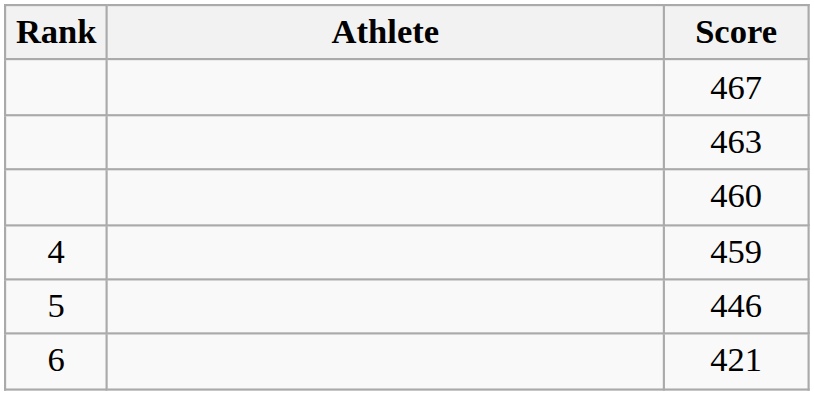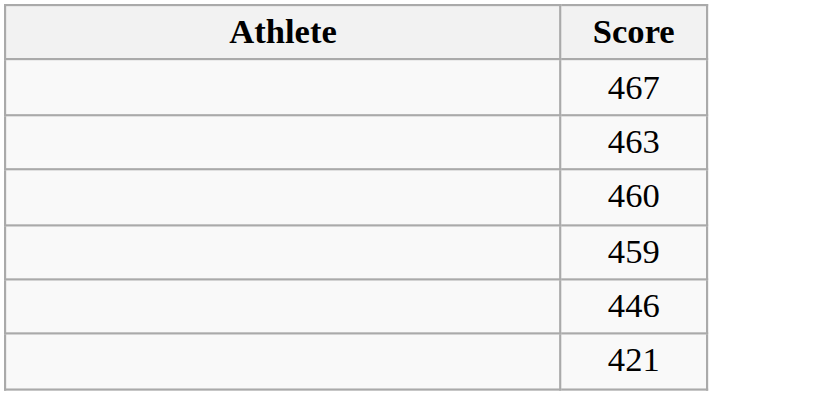- column: (56, 31)
